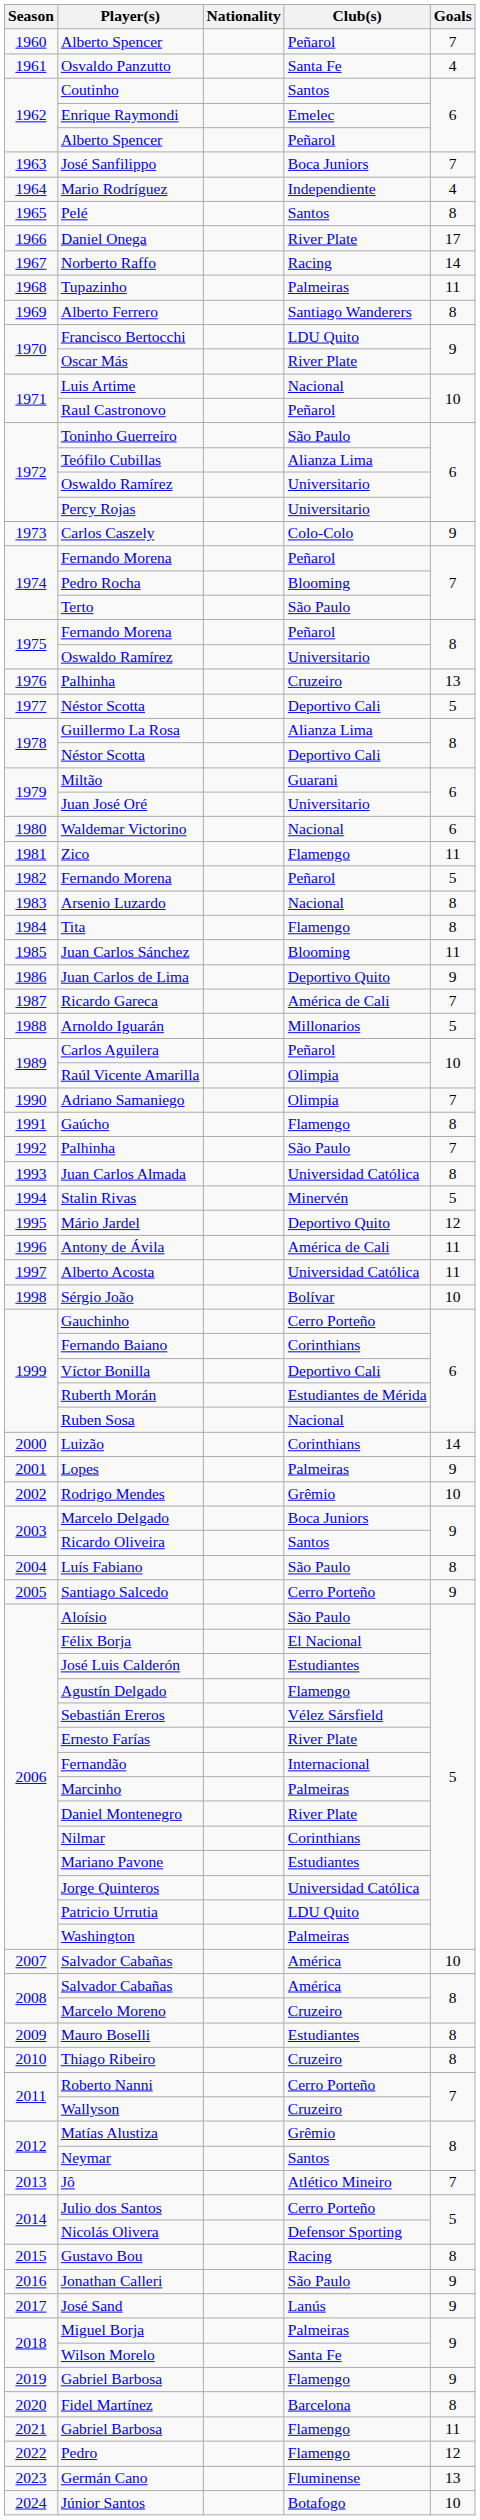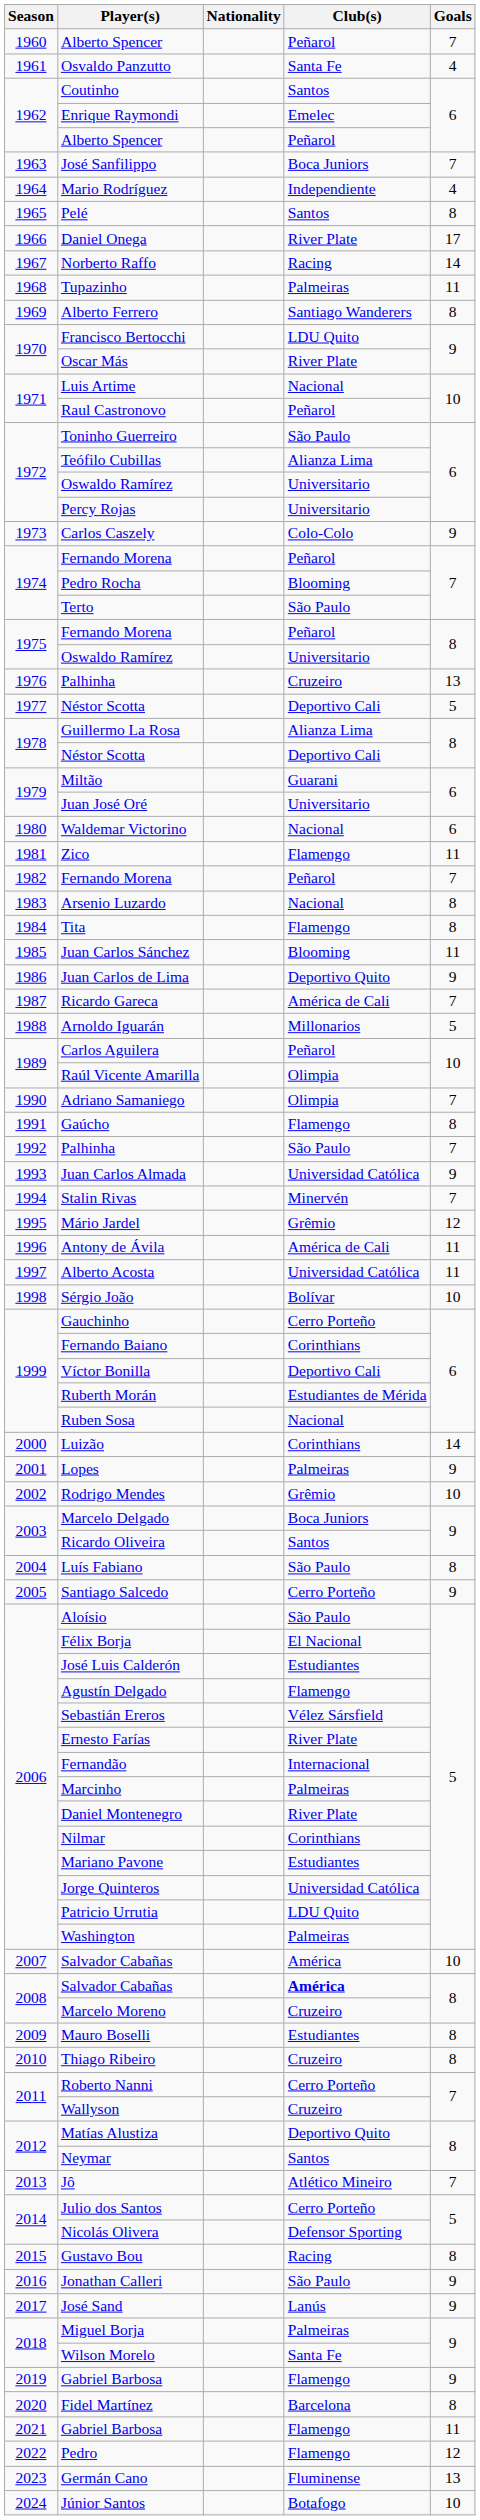(453, 878) 5 -> (453, 878) 7
(453, 1173) 8 -> (453, 1173) 9
(453, 1198) 5 -> (453, 1198) 7
(339, 1222) Deportivo Quito -> (312, 1222) Grêmio
(315, 1985) normal -> (316, 1985) bold
(312, 2133) Grêmio -> (339, 2133) Deportivo Quito
